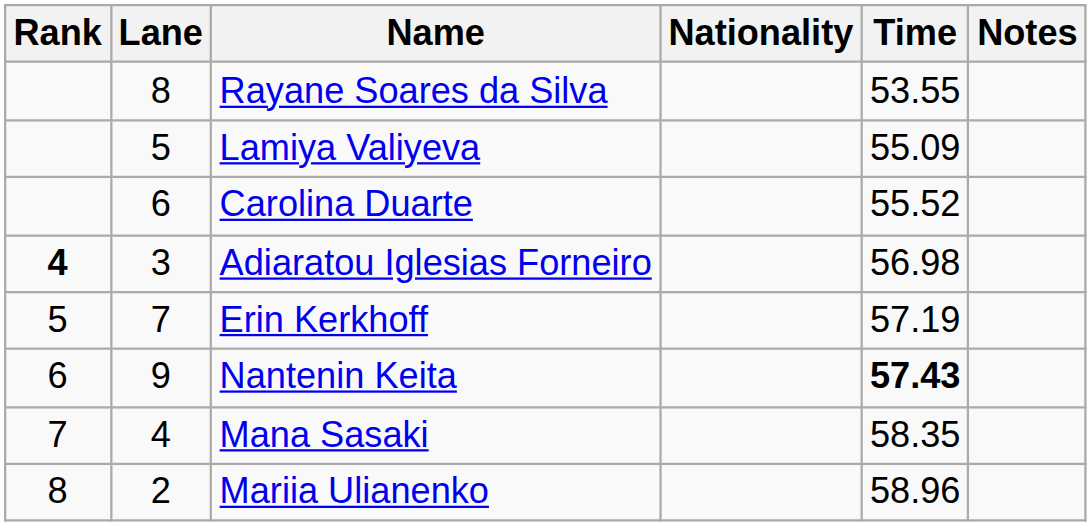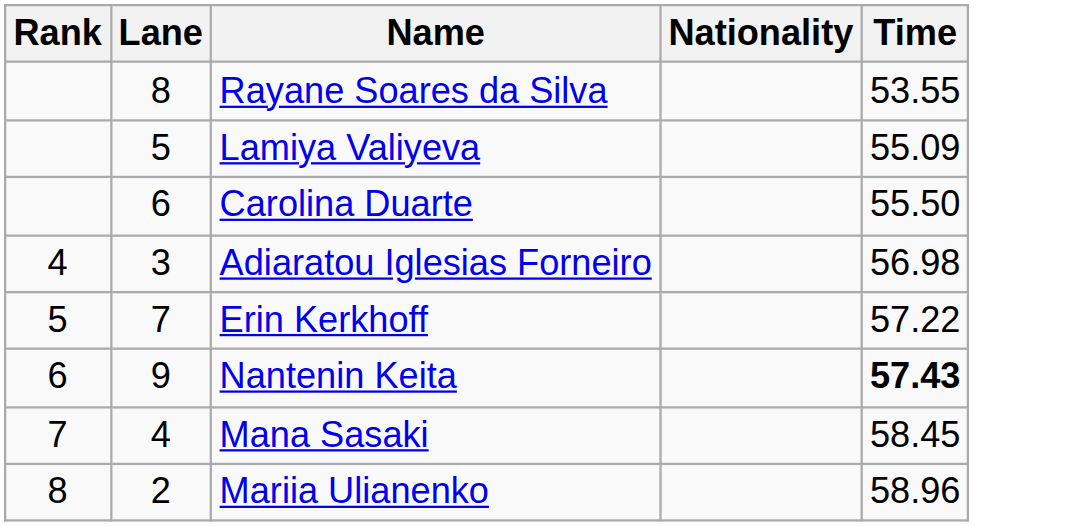- column: (1027, 33)
(915, 205) 55.52 -> (915, 205) 55.50
(58, 262) bold -> (58, 262) normal
(915, 319) 57.19 -> (915, 319) 57.22
(915, 434) 58.35 -> (915, 434) 58.45
